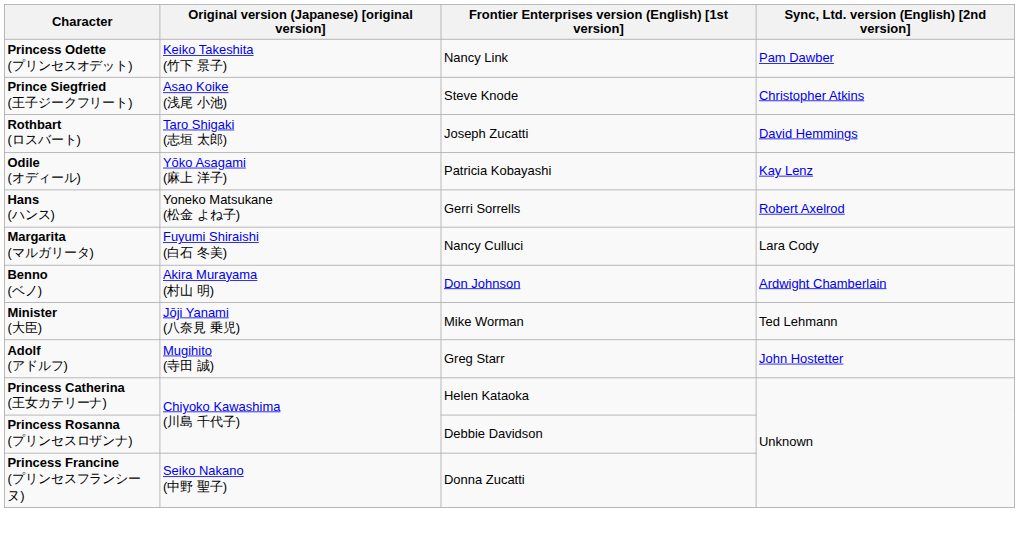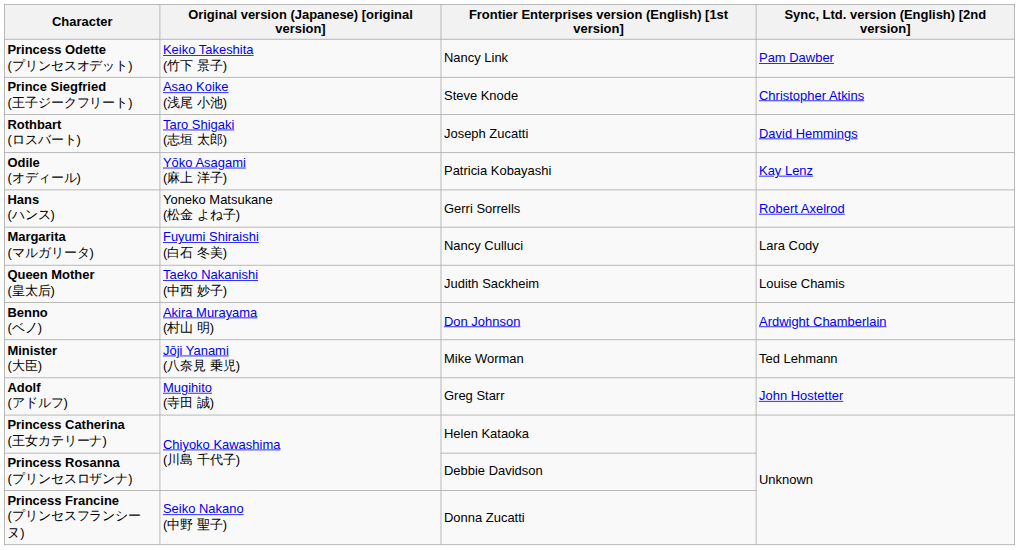+ row: (51, 282)
